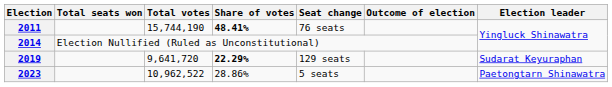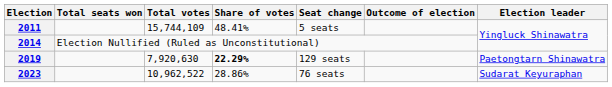(176, 28) 15,744,190 -> (176, 28) 15,744,109
(232, 28) bold -> (232, 28) normal
(322, 28) 76 seats -> (319, 28) 5 seats
(173, 58) 9,641,720 -> (173, 58) 7,920,630
(531, 58) Sudarat Keyuraphan -> (542, 58) Paetongtarn Shinawatra
(319, 74) 5 seats -> (322, 74) 76 seats
(542, 74) Paetongtarn Shinawatra -> (531, 74) Sudarat Keyuraphan
